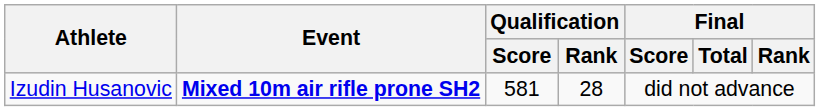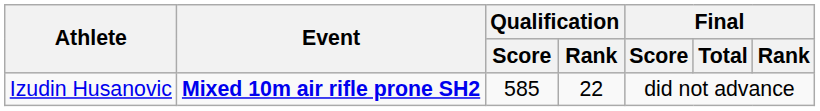(522, 89) 581 -> (522, 89) 585
(591, 89) 28 -> (591, 89) 22
